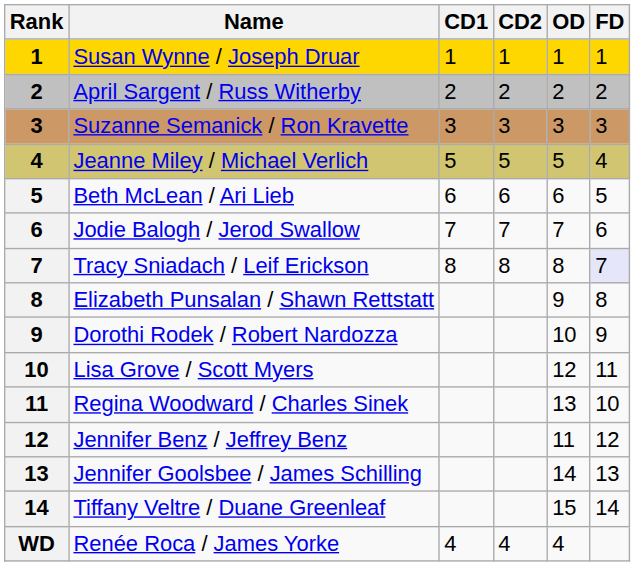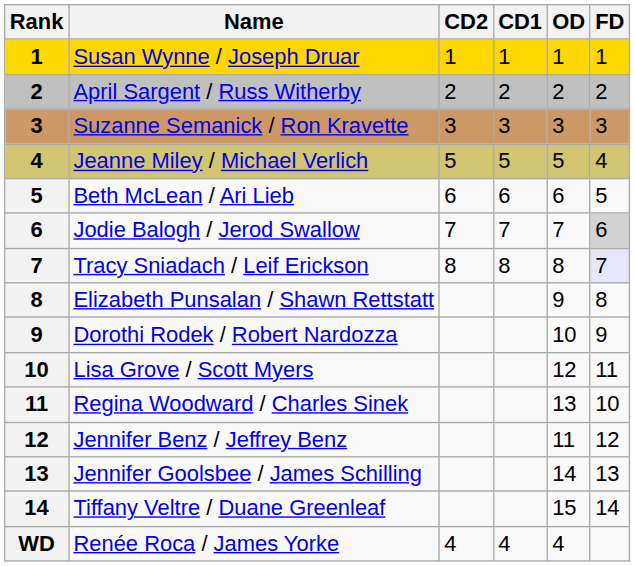columns swapped: (466, 21) <-> (520, 21)
(601, 230) no background -> (601, 230) lightgrey background
